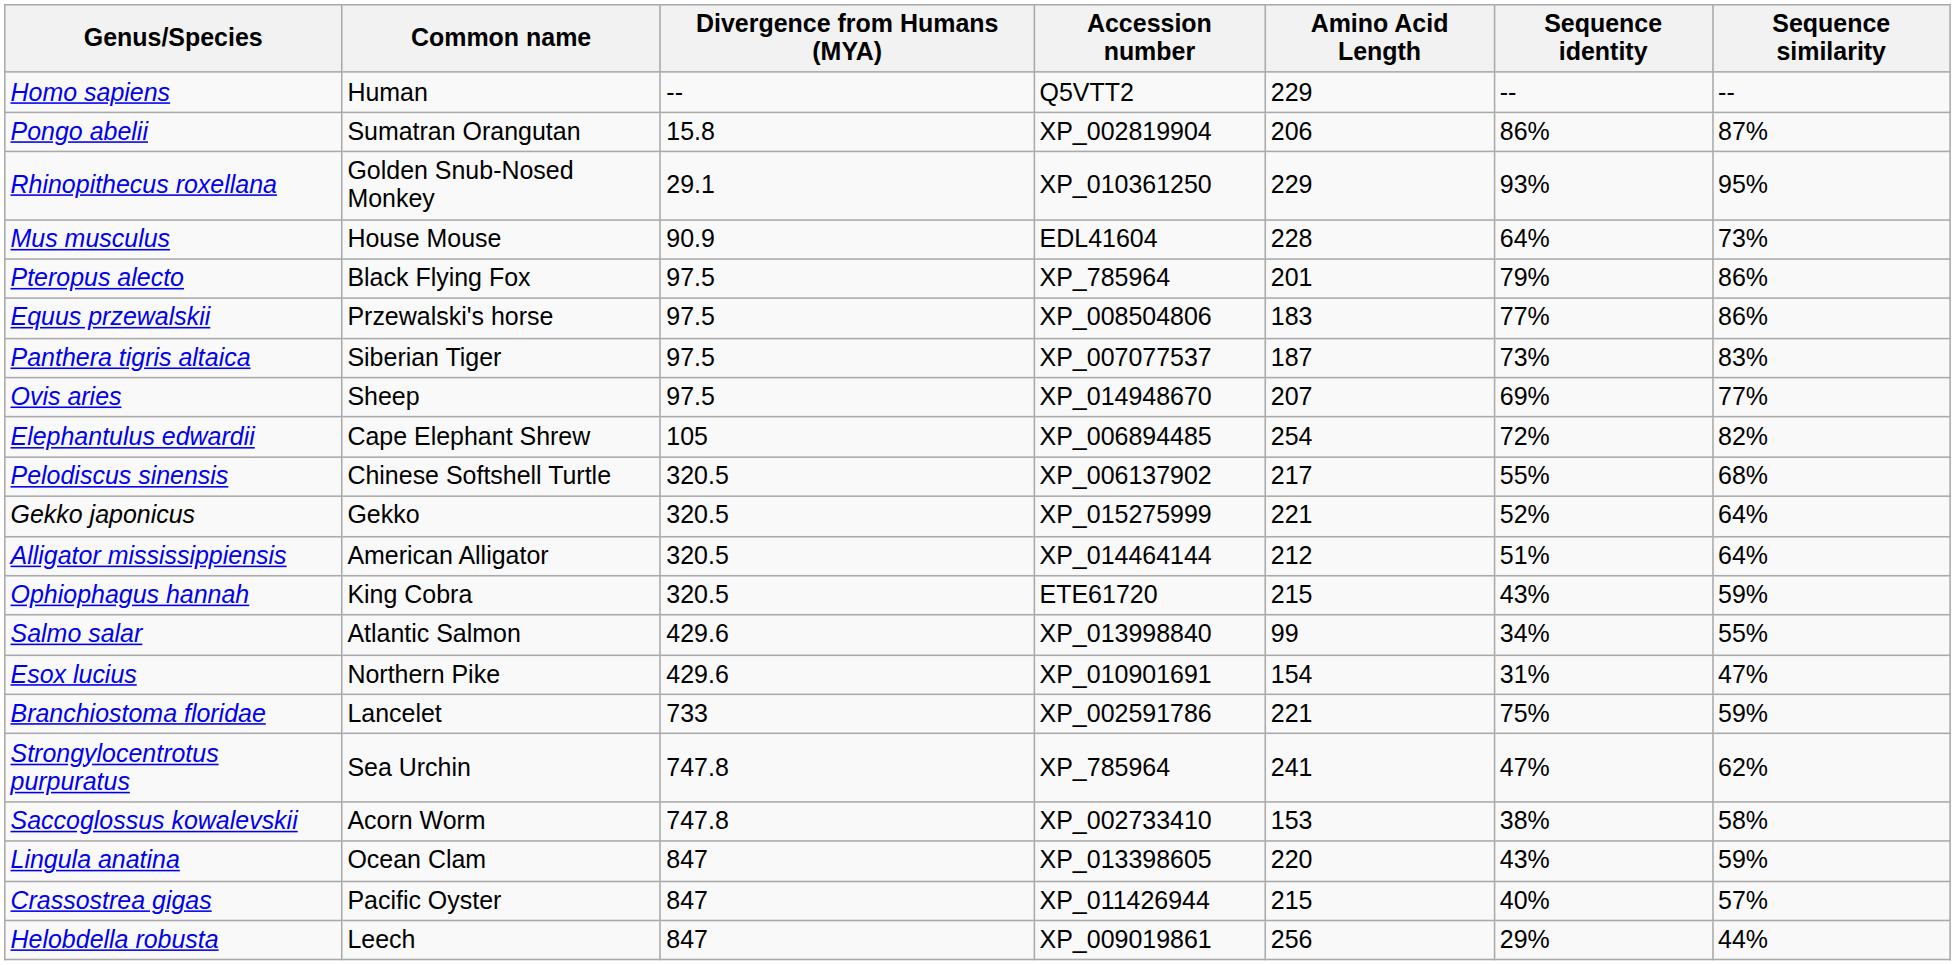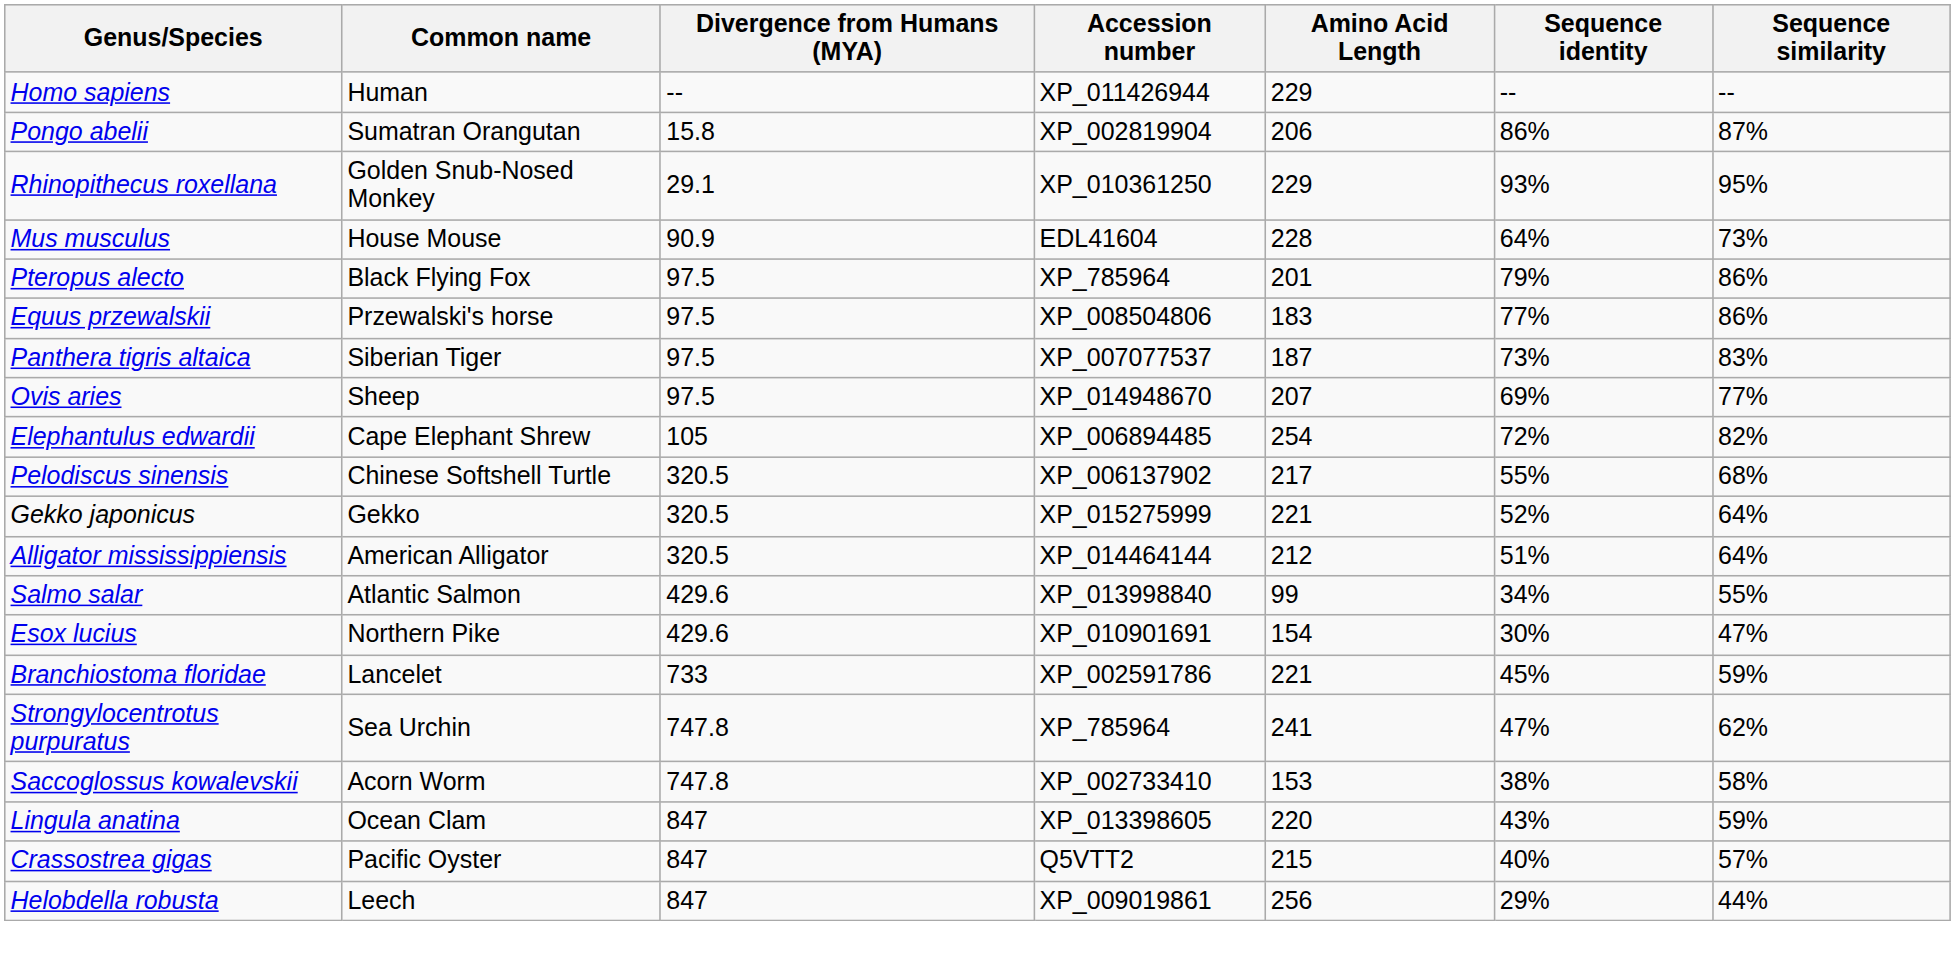(1087, 91) Q5VTT2 -> (1125, 91) XP_011426944
- row: (130, 595)
(1525, 674) 31% -> (1525, 634) 30%
(1525, 713) 75% -> (1525, 674) 45%
(1125, 900) XP_011426944 -> (1087, 860) Q5VTT2
